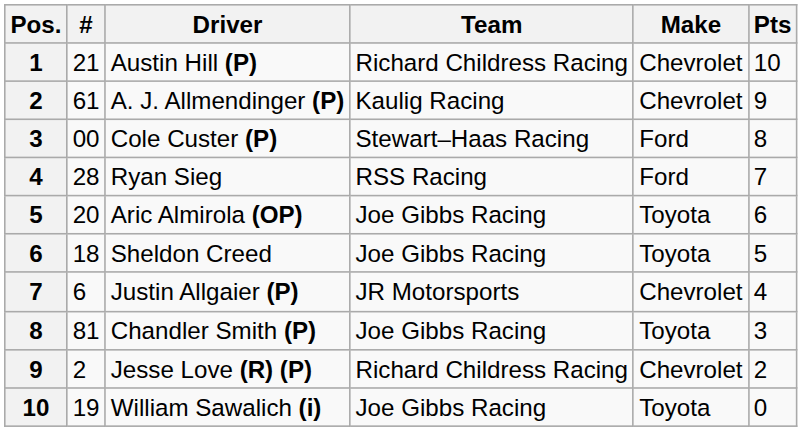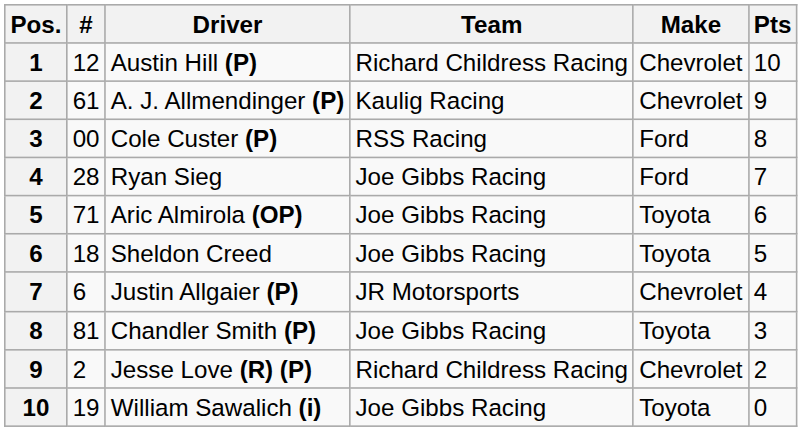(86, 62) 21 -> (86, 62) 12
(472, 139) Stewart–Haas Racing -> (421, 139) RSS Racing
(421, 177) RSS Racing -> (451, 177) Joe Gibbs Racing
(86, 215) 20 -> (86, 215) 71
